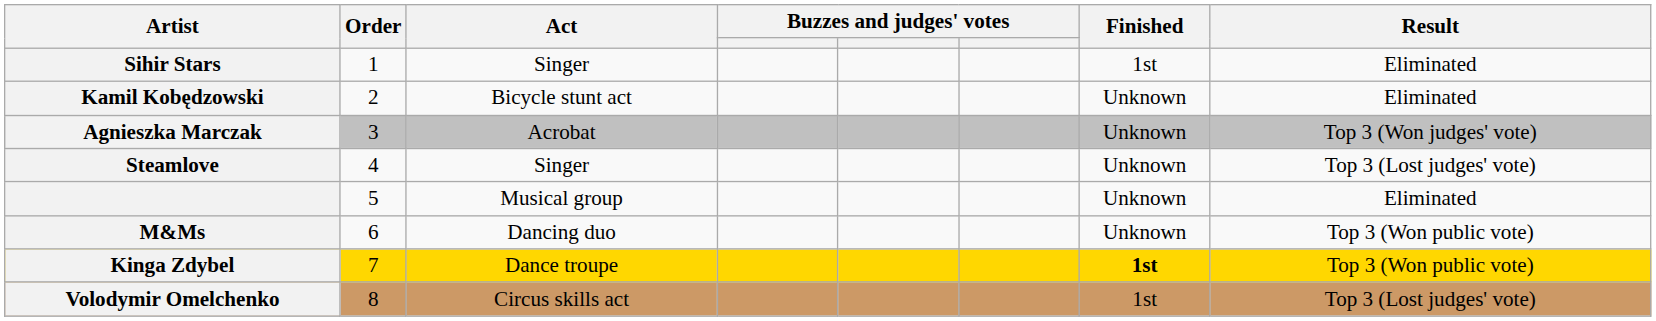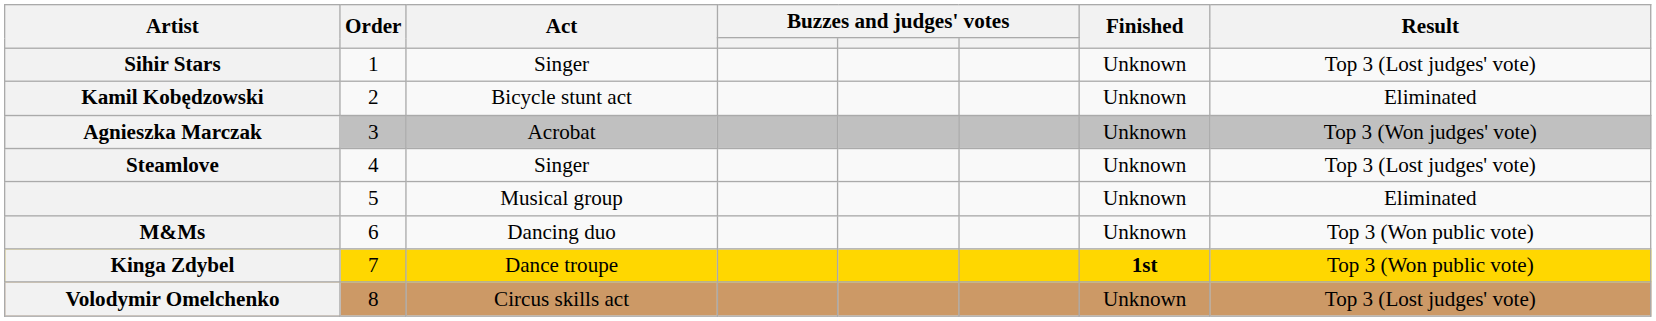(1145, 64) 1st -> (1145, 64) Unknown
(1430, 64) Eliminated -> (1430, 64) Top 3 (Lost judges' vote)
(1145, 298) 1st -> (1145, 298) Unknown
